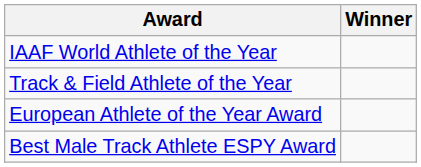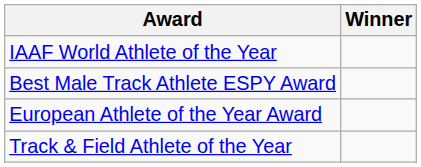rows swapped: (151, 83) <-> (173, 146)
